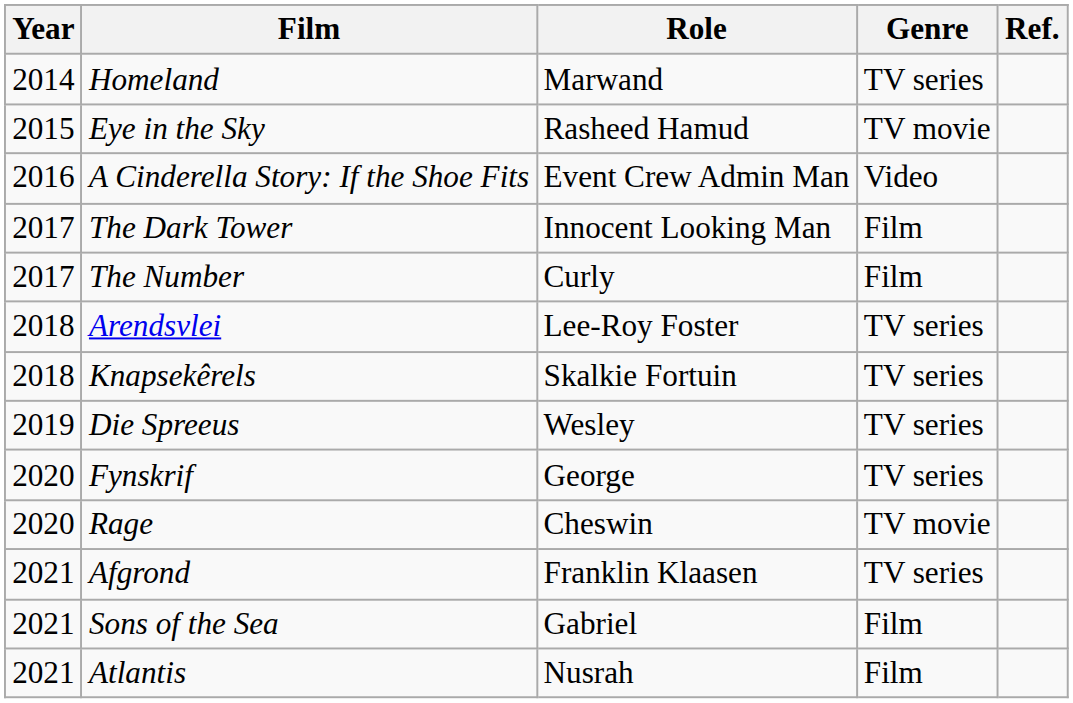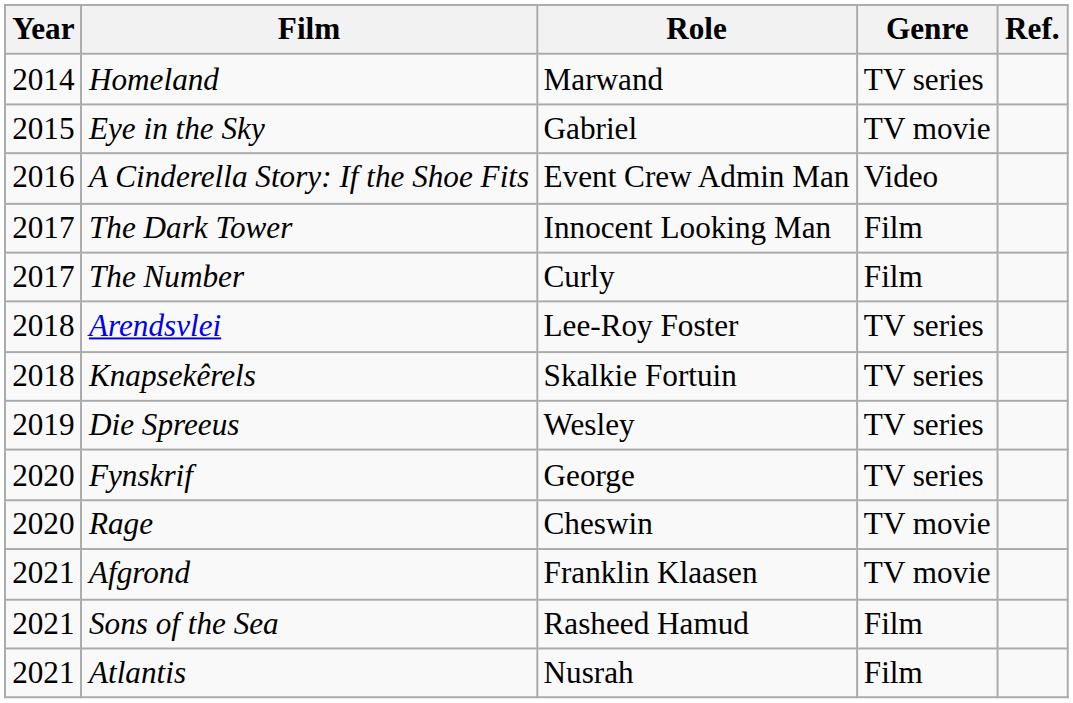(646, 128) Rasheed Hamud -> (590, 128) Gabriel
(924, 573) TV series -> (927, 573) TV movie
(590, 623) Gabriel -> (646, 623) Rasheed Hamud
